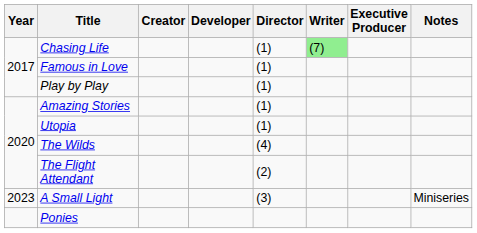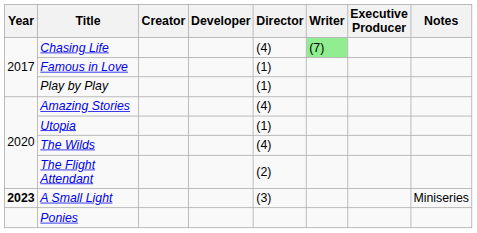(264, 47) (1) -> (264, 47) (4)
(264, 106) (1) -> (264, 106) (4)
(21, 198) normal -> (21, 198) bold
